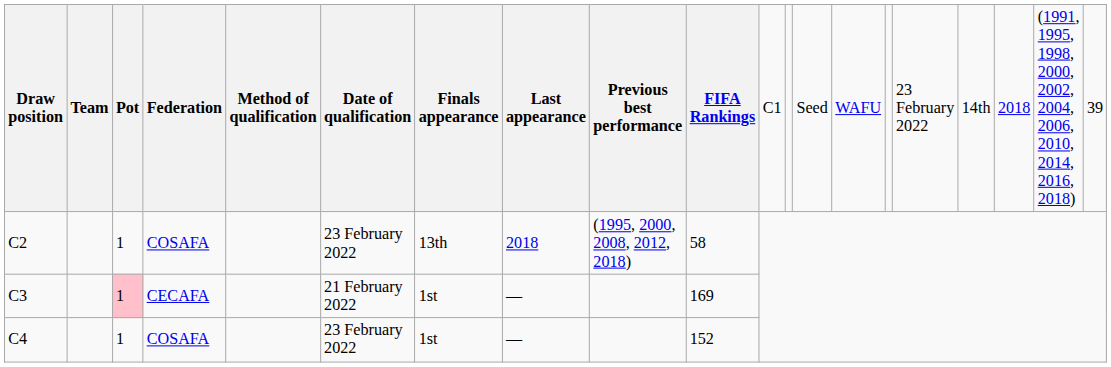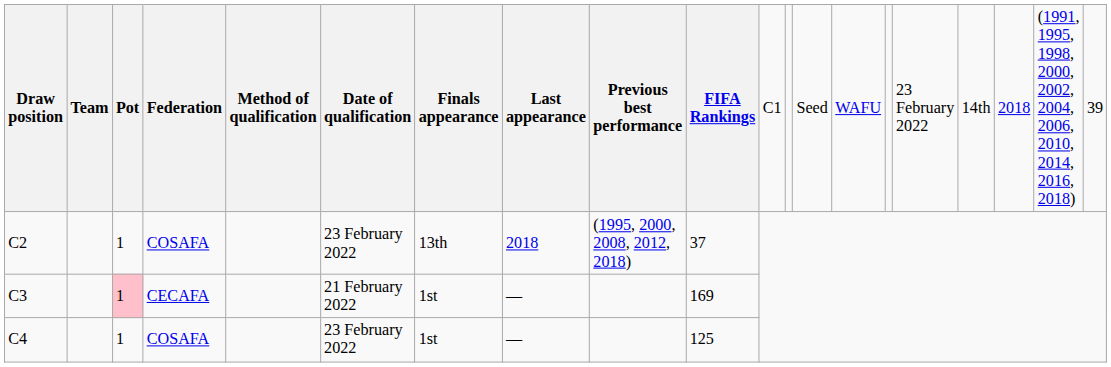(698, 242) 58 -> (698, 242) 37
(702, 339) 152 -> (702, 339) 125
